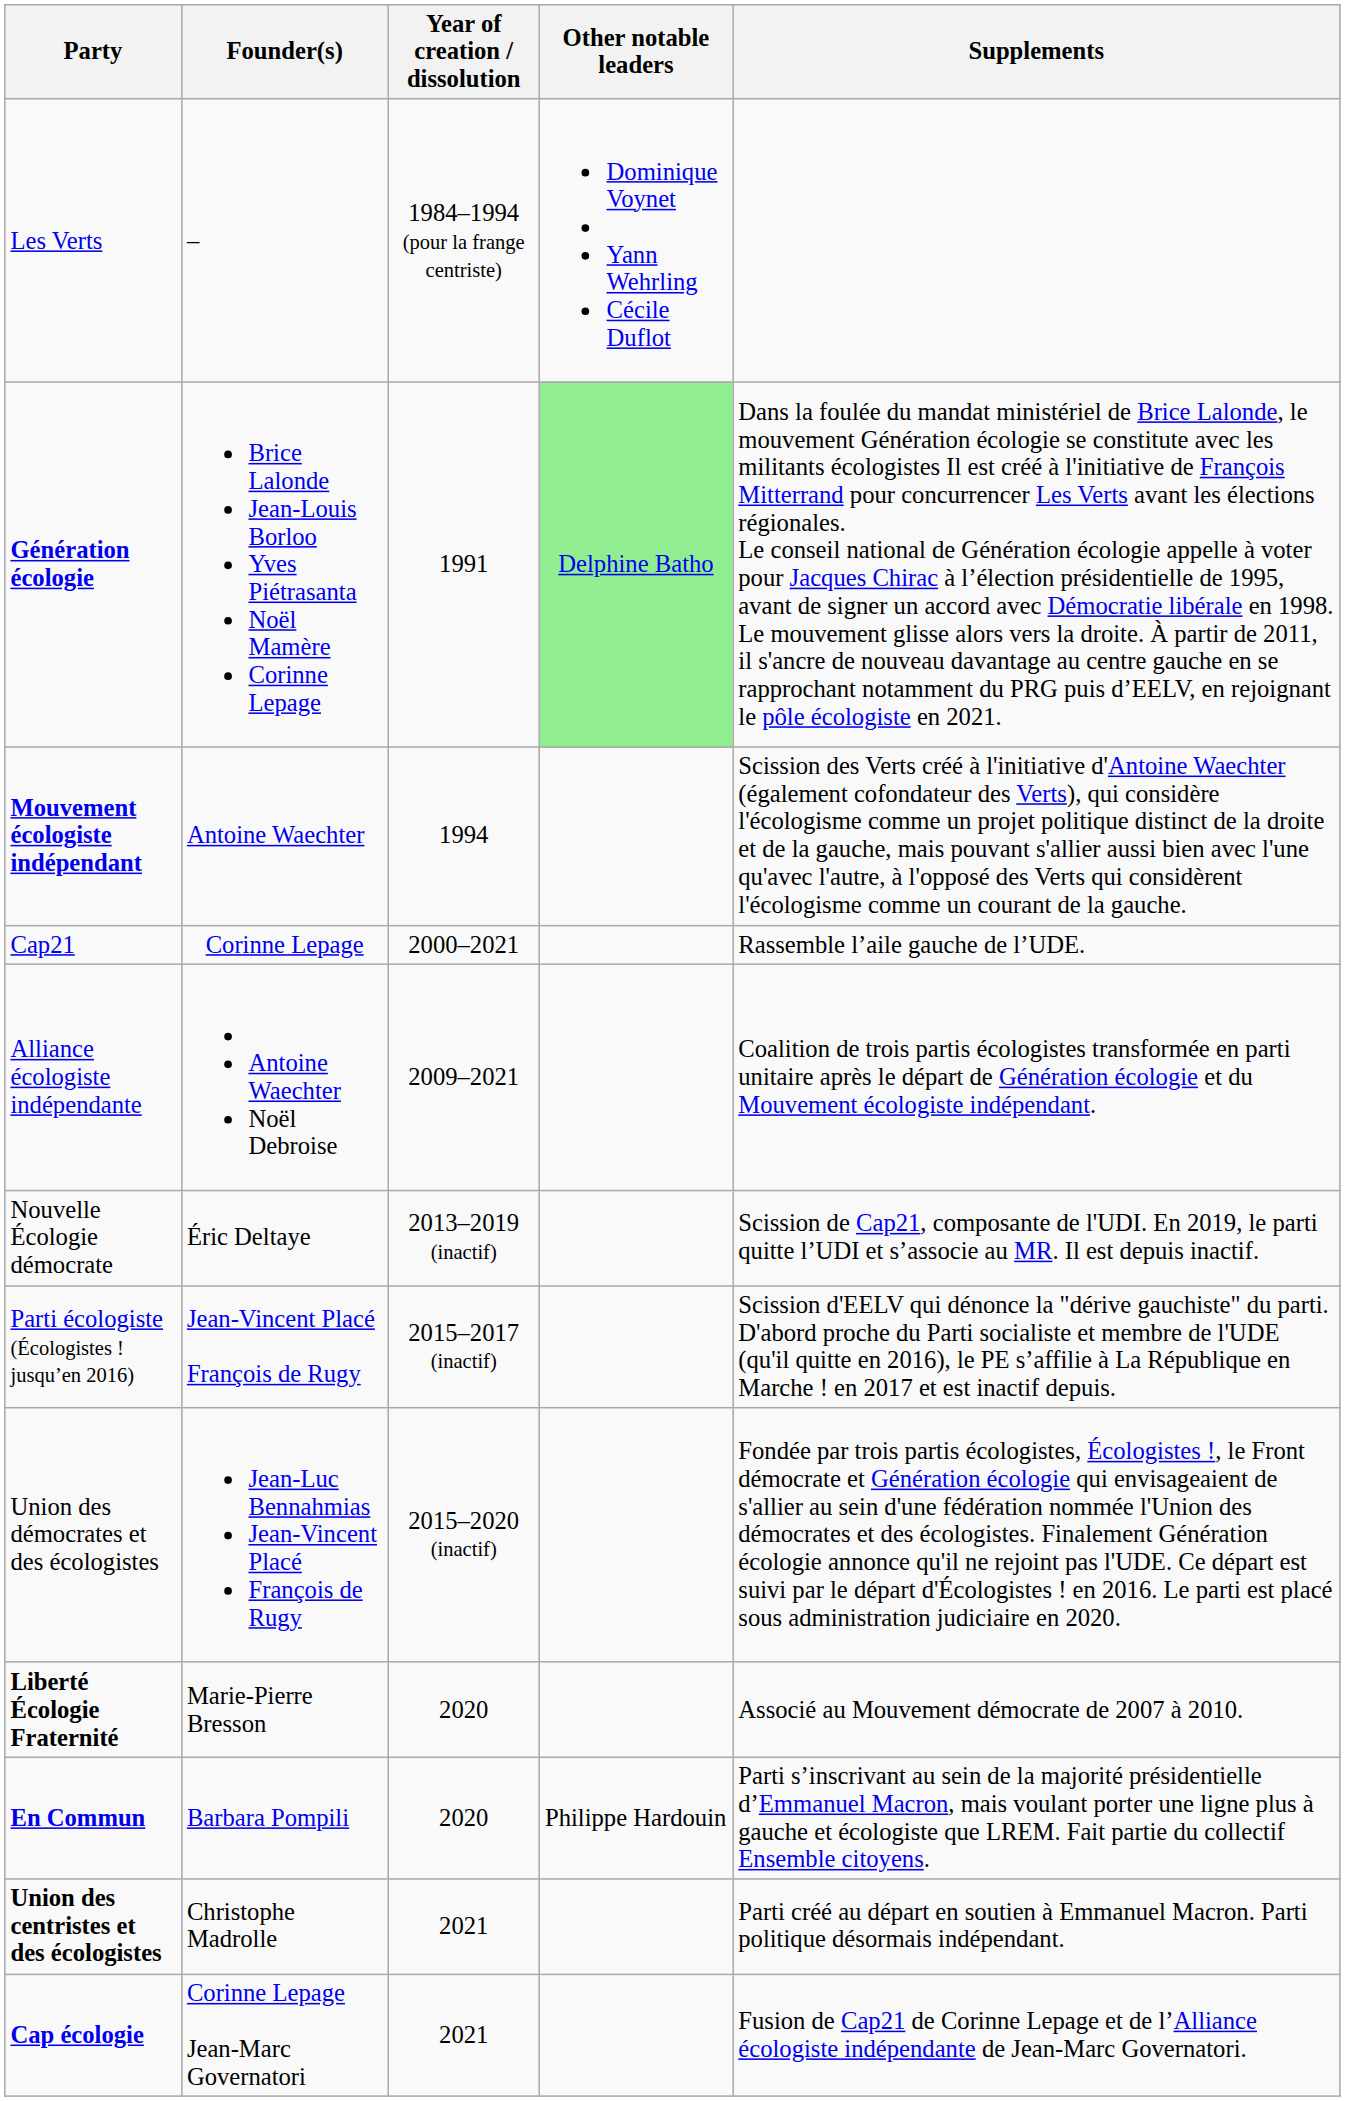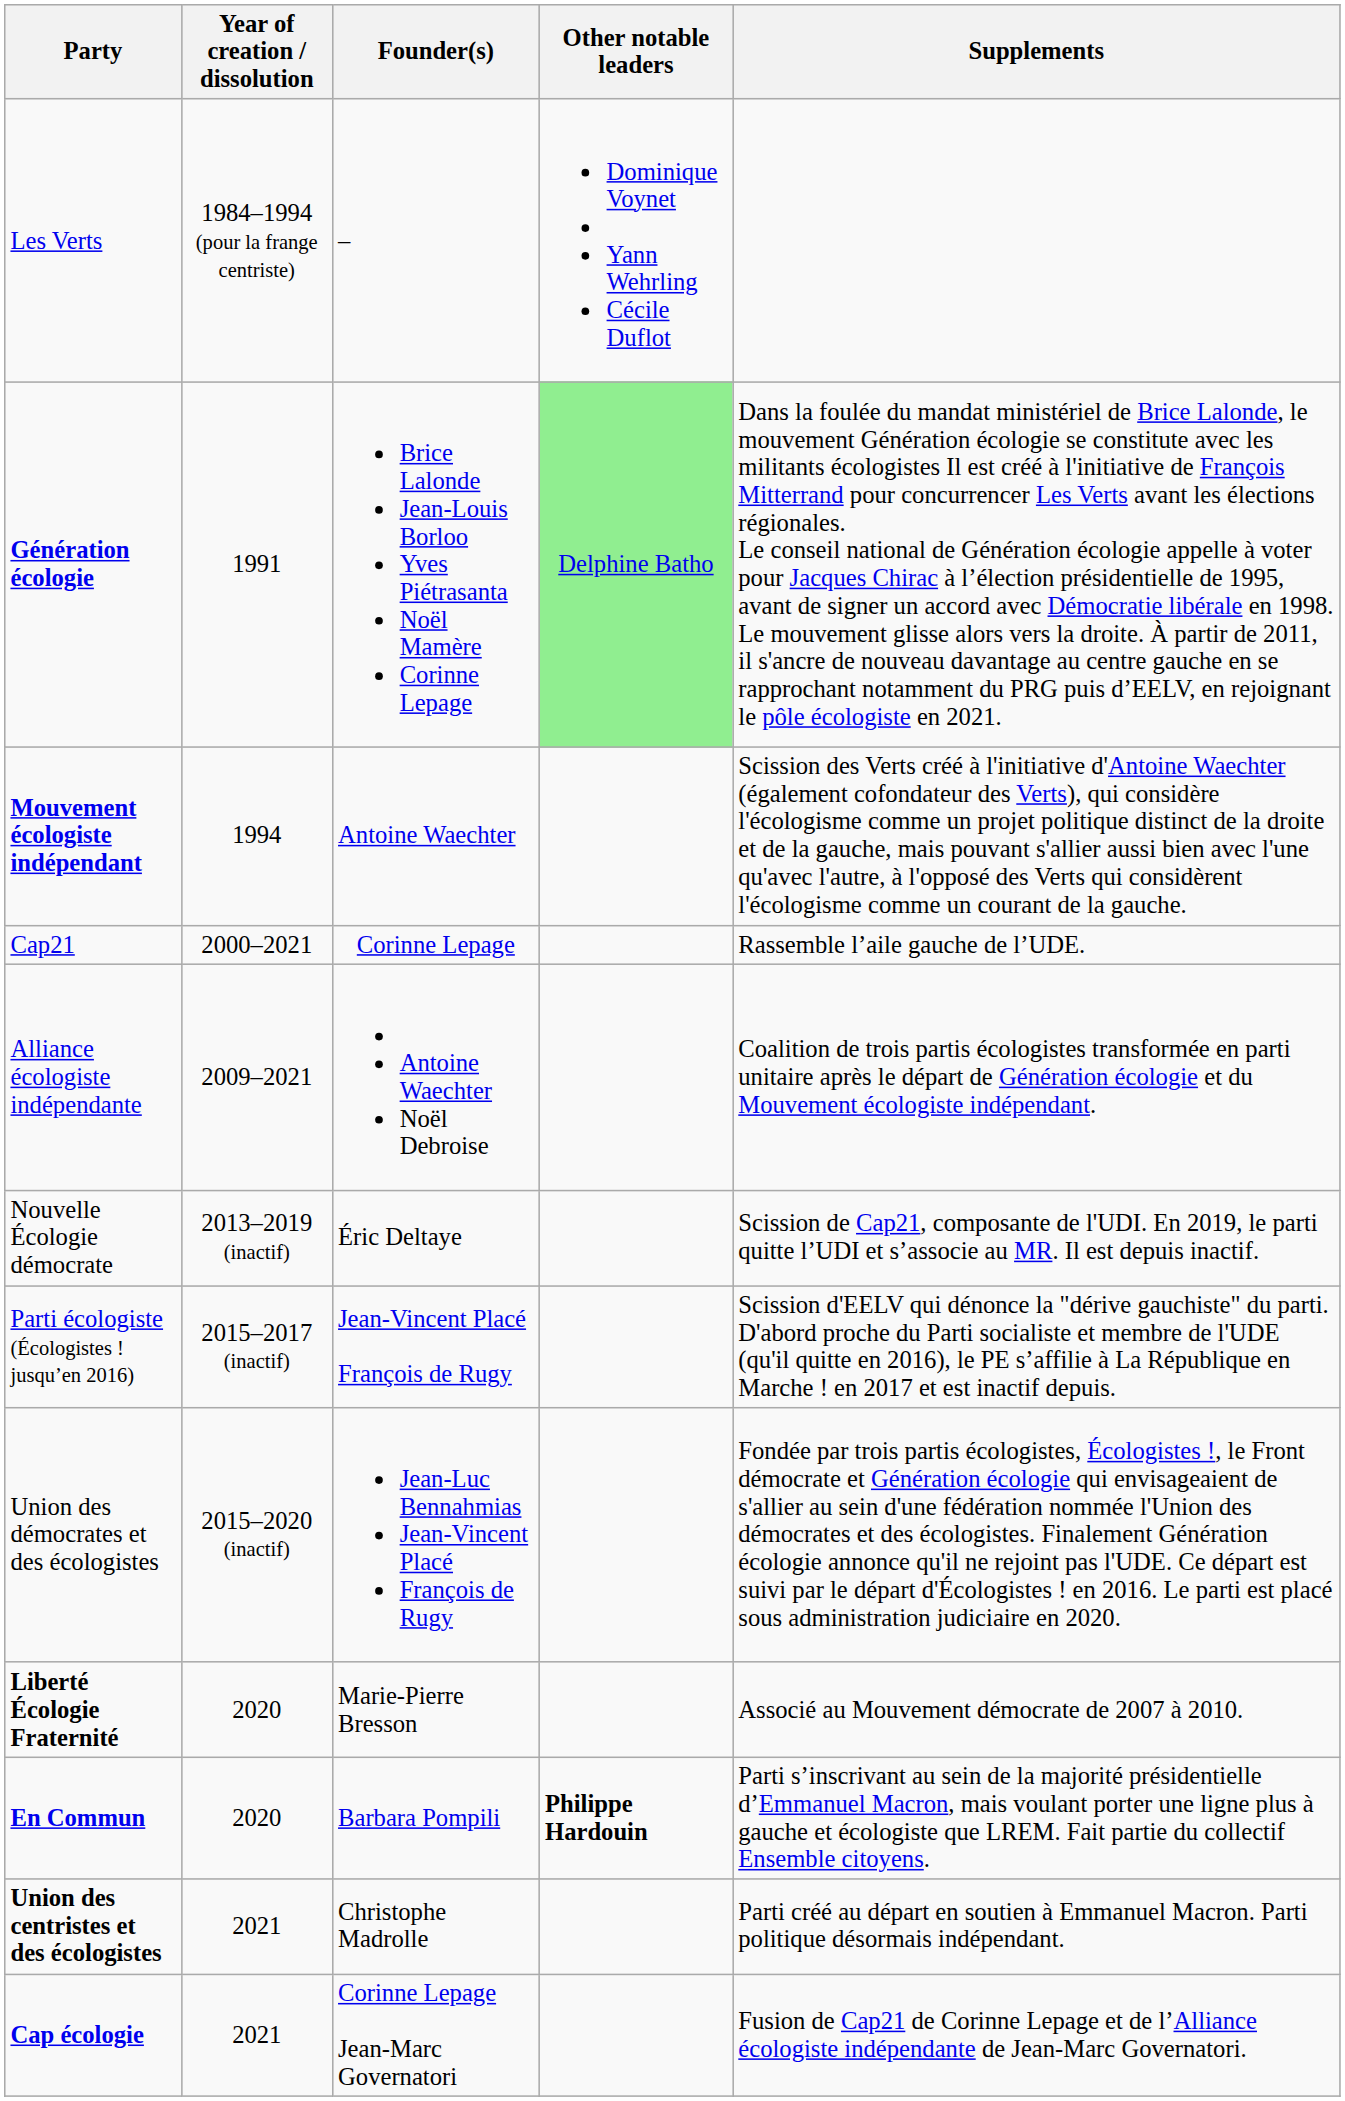columns swapped: (464, 51) <-> (285, 51)
(636, 1817) normal -> (596, 1817) bold
